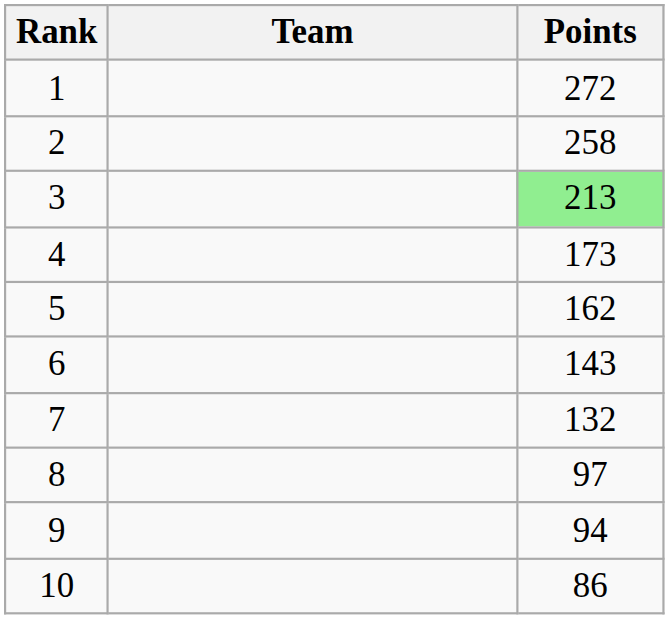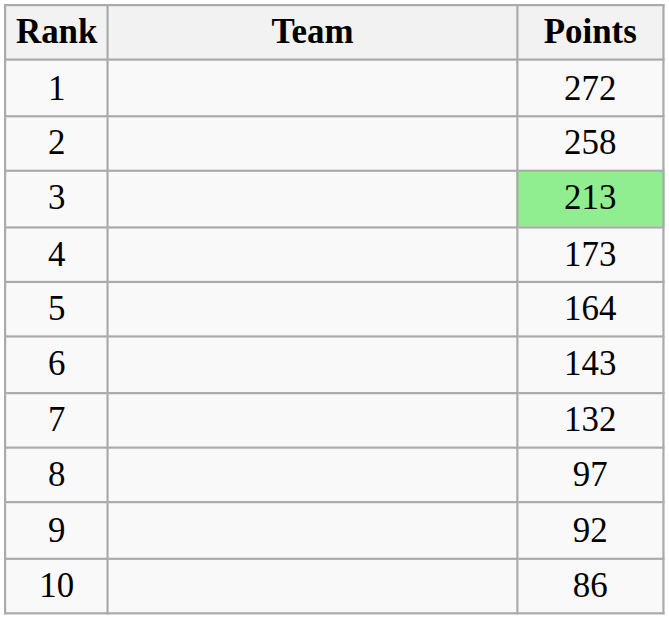(590, 308) 162 -> (590, 308) 164
(590, 530) 94 -> (590, 530) 92
